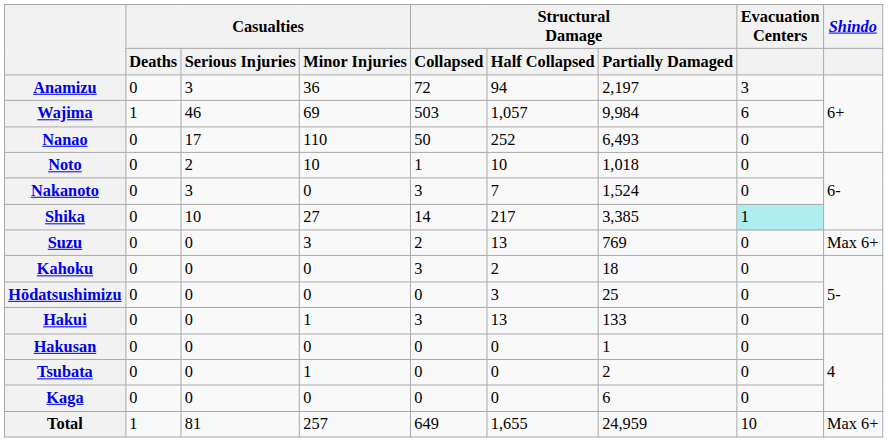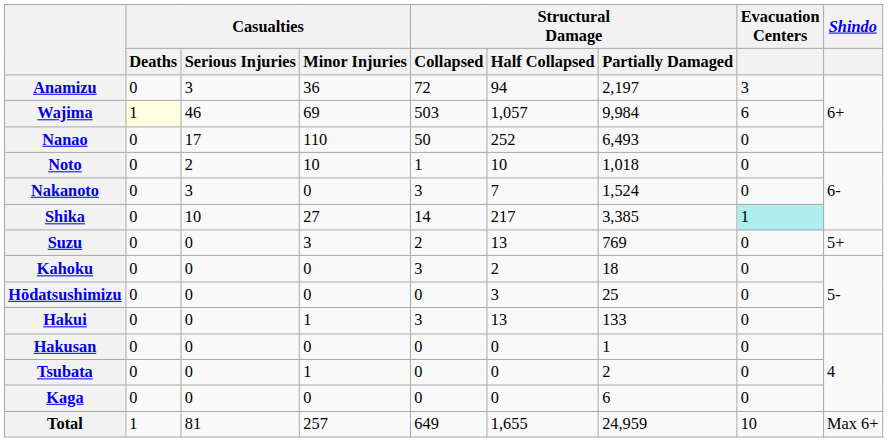(133, 113) no background -> (133, 113) lightyellow background
(853, 242) Max 6+ -> (836, 242) 5+
